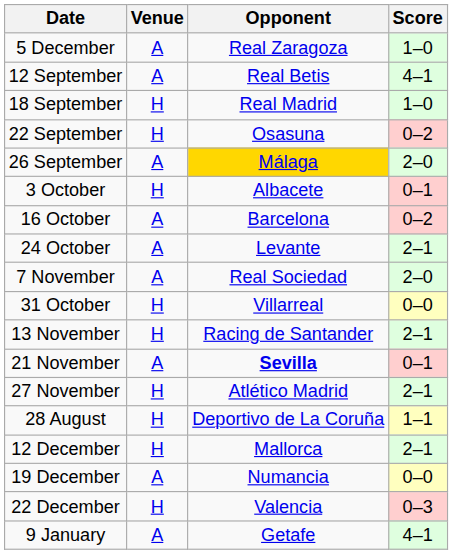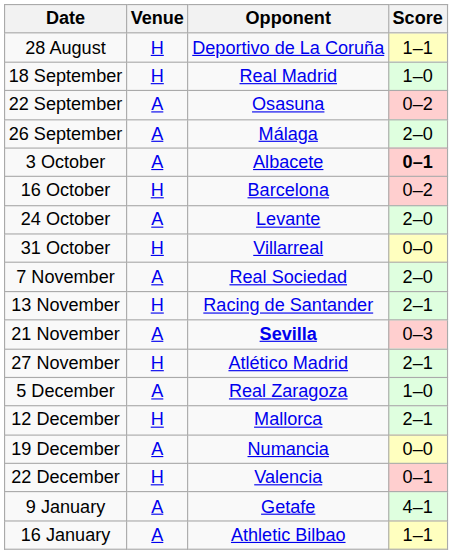rows swapped: (66, 420) <-> (66, 47)
- row: (66, 76)
(157, 133) H -> (157, 104) A
(288, 162) gold background -> (288, 133) no background
(157, 190) H -> (157, 162) A
(418, 190) normal -> (418, 162) bold
(157, 219) A -> (157, 190) H
(418, 248) 2–1 -> (418, 219) 2–0
rows swapped: (66, 305) <-> (66, 276)
(418, 362) 0–1 -> (418, 334) 0–3
(418, 506) 0–3 -> (418, 477) 0–1
+ row: (66, 534)
